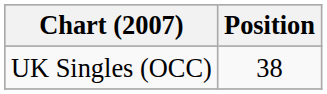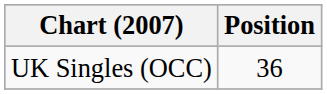(269, 67) 38 -> (269, 67) 36
